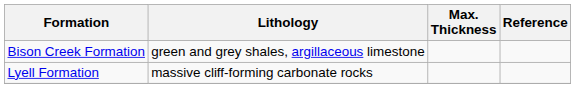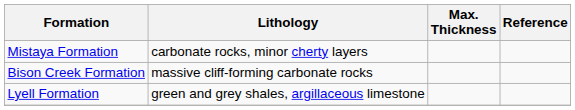+ row: (63, 51)
(288, 51) green and grey shales, argillaceous limestone -> (262, 72) massive cliff-forming carbonate rocks
(262, 72) massive cliff-forming carbonate rocks -> (288, 94) green and grey shales, argillaceous limestone
